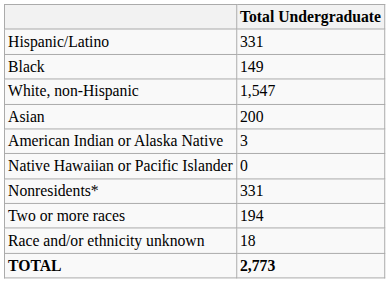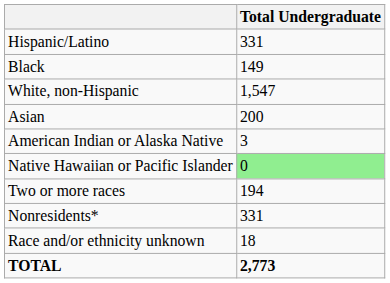(244, 166) no background -> (244, 166) lightgreen background
rows swapped: (53, 191) <-> (67, 215)
